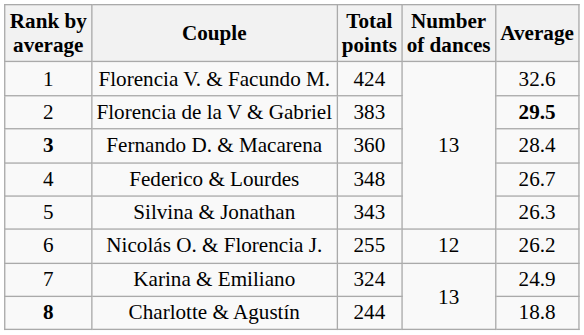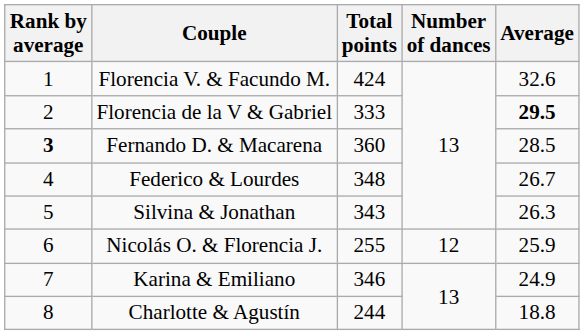(369, 111) 383 -> (369, 111) 333
(537, 145) 28.4 -> (537, 145) 28.5
(537, 245) 26.2 -> (537, 245) 25.9
(369, 279) 324 -> (369, 279) 346
(48, 312) bold -> (48, 312) normal
